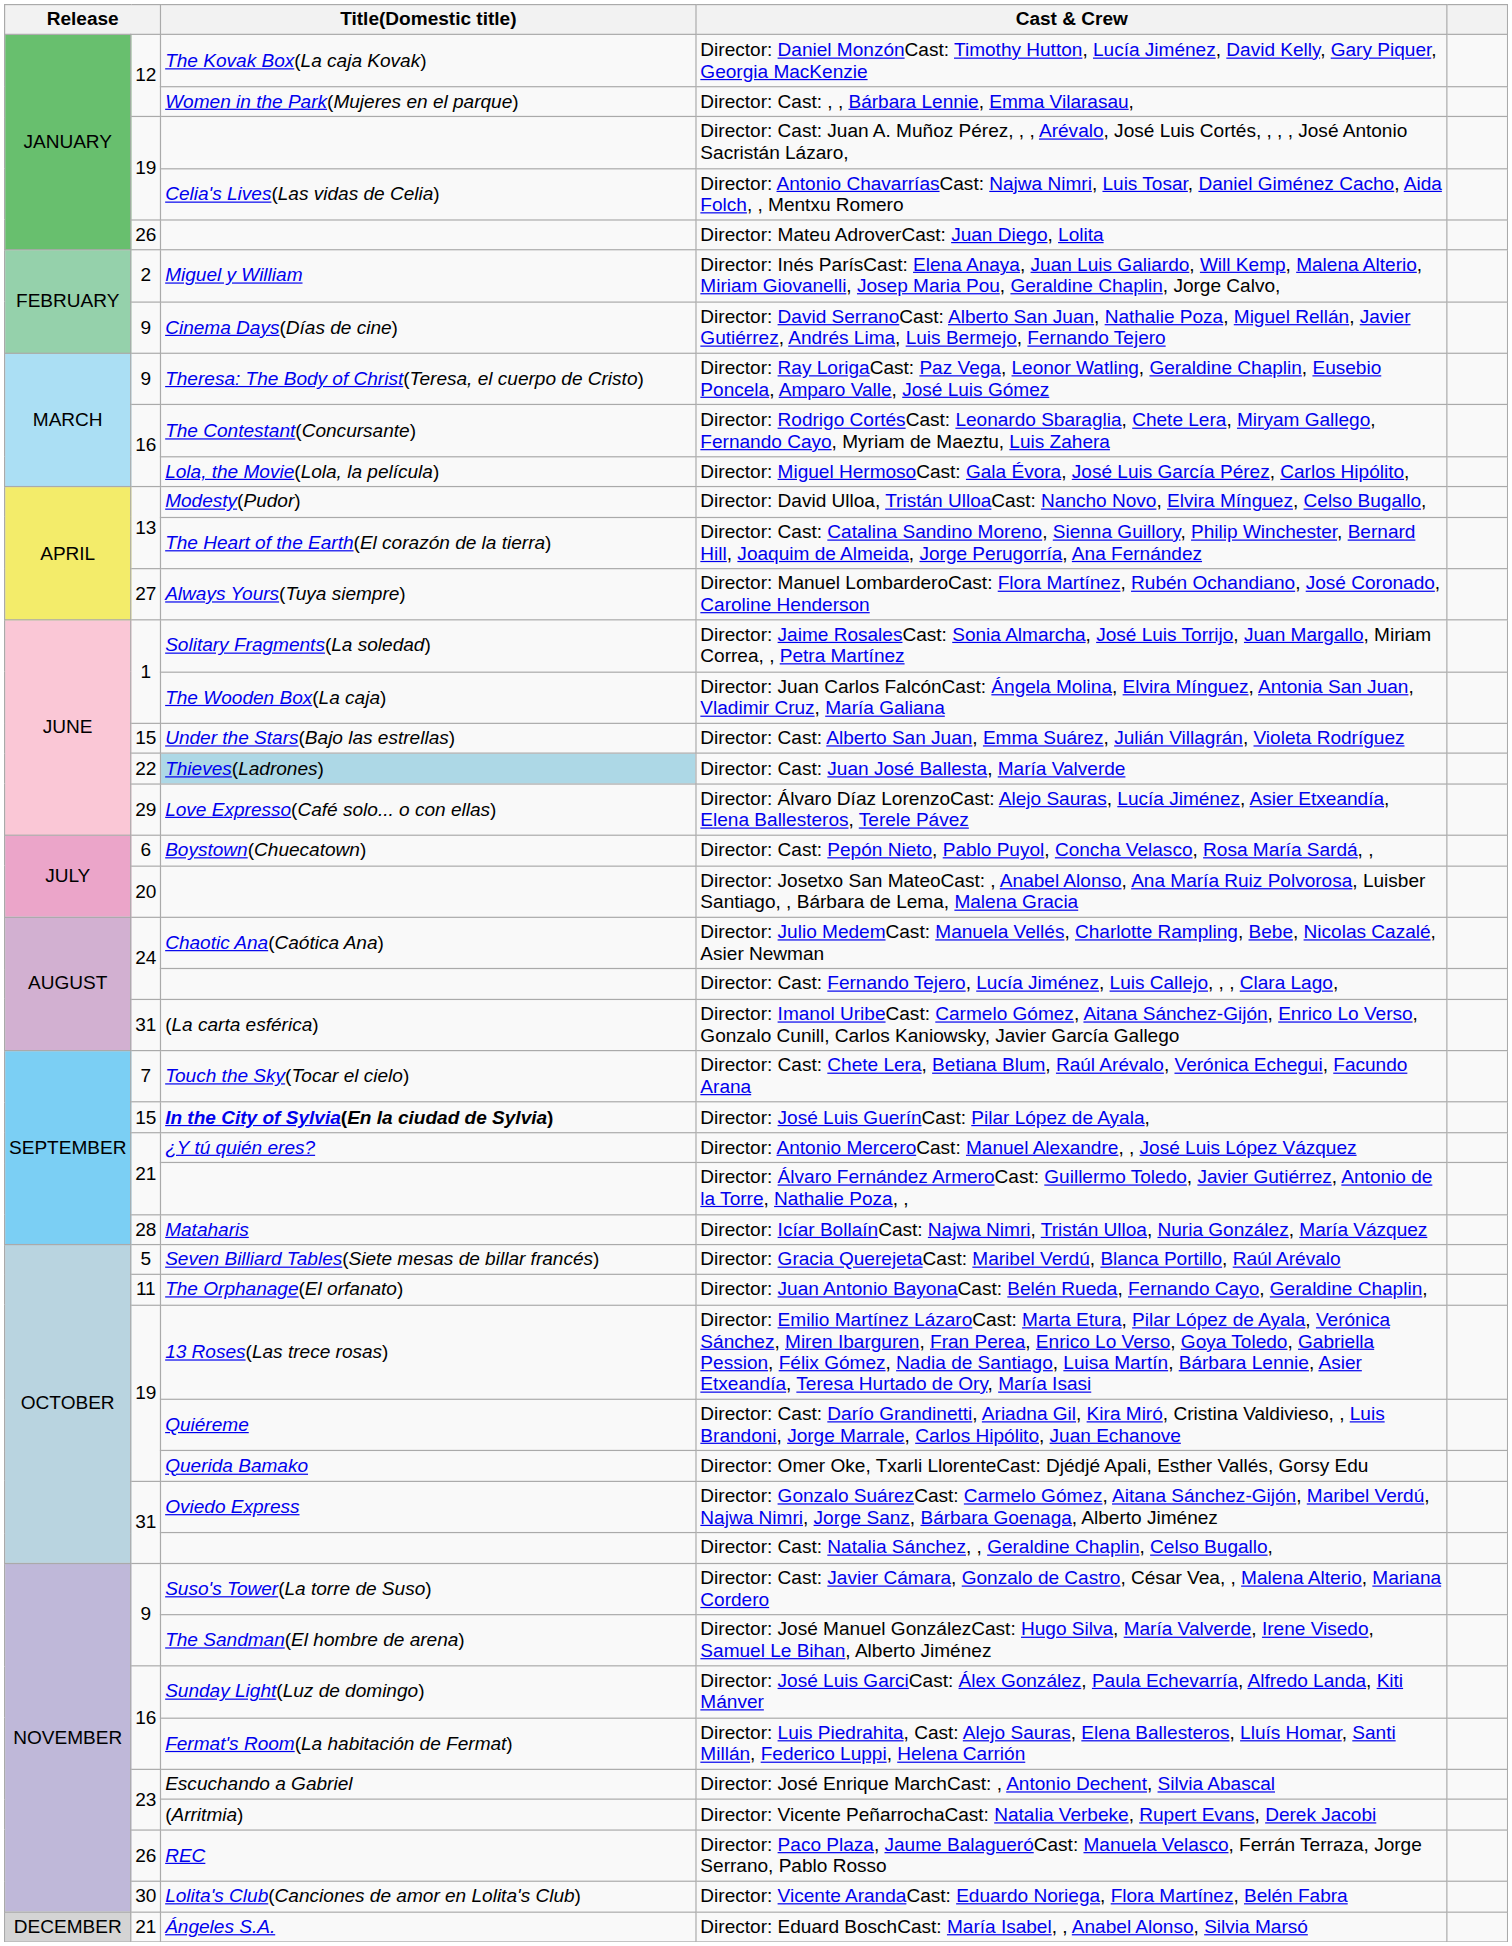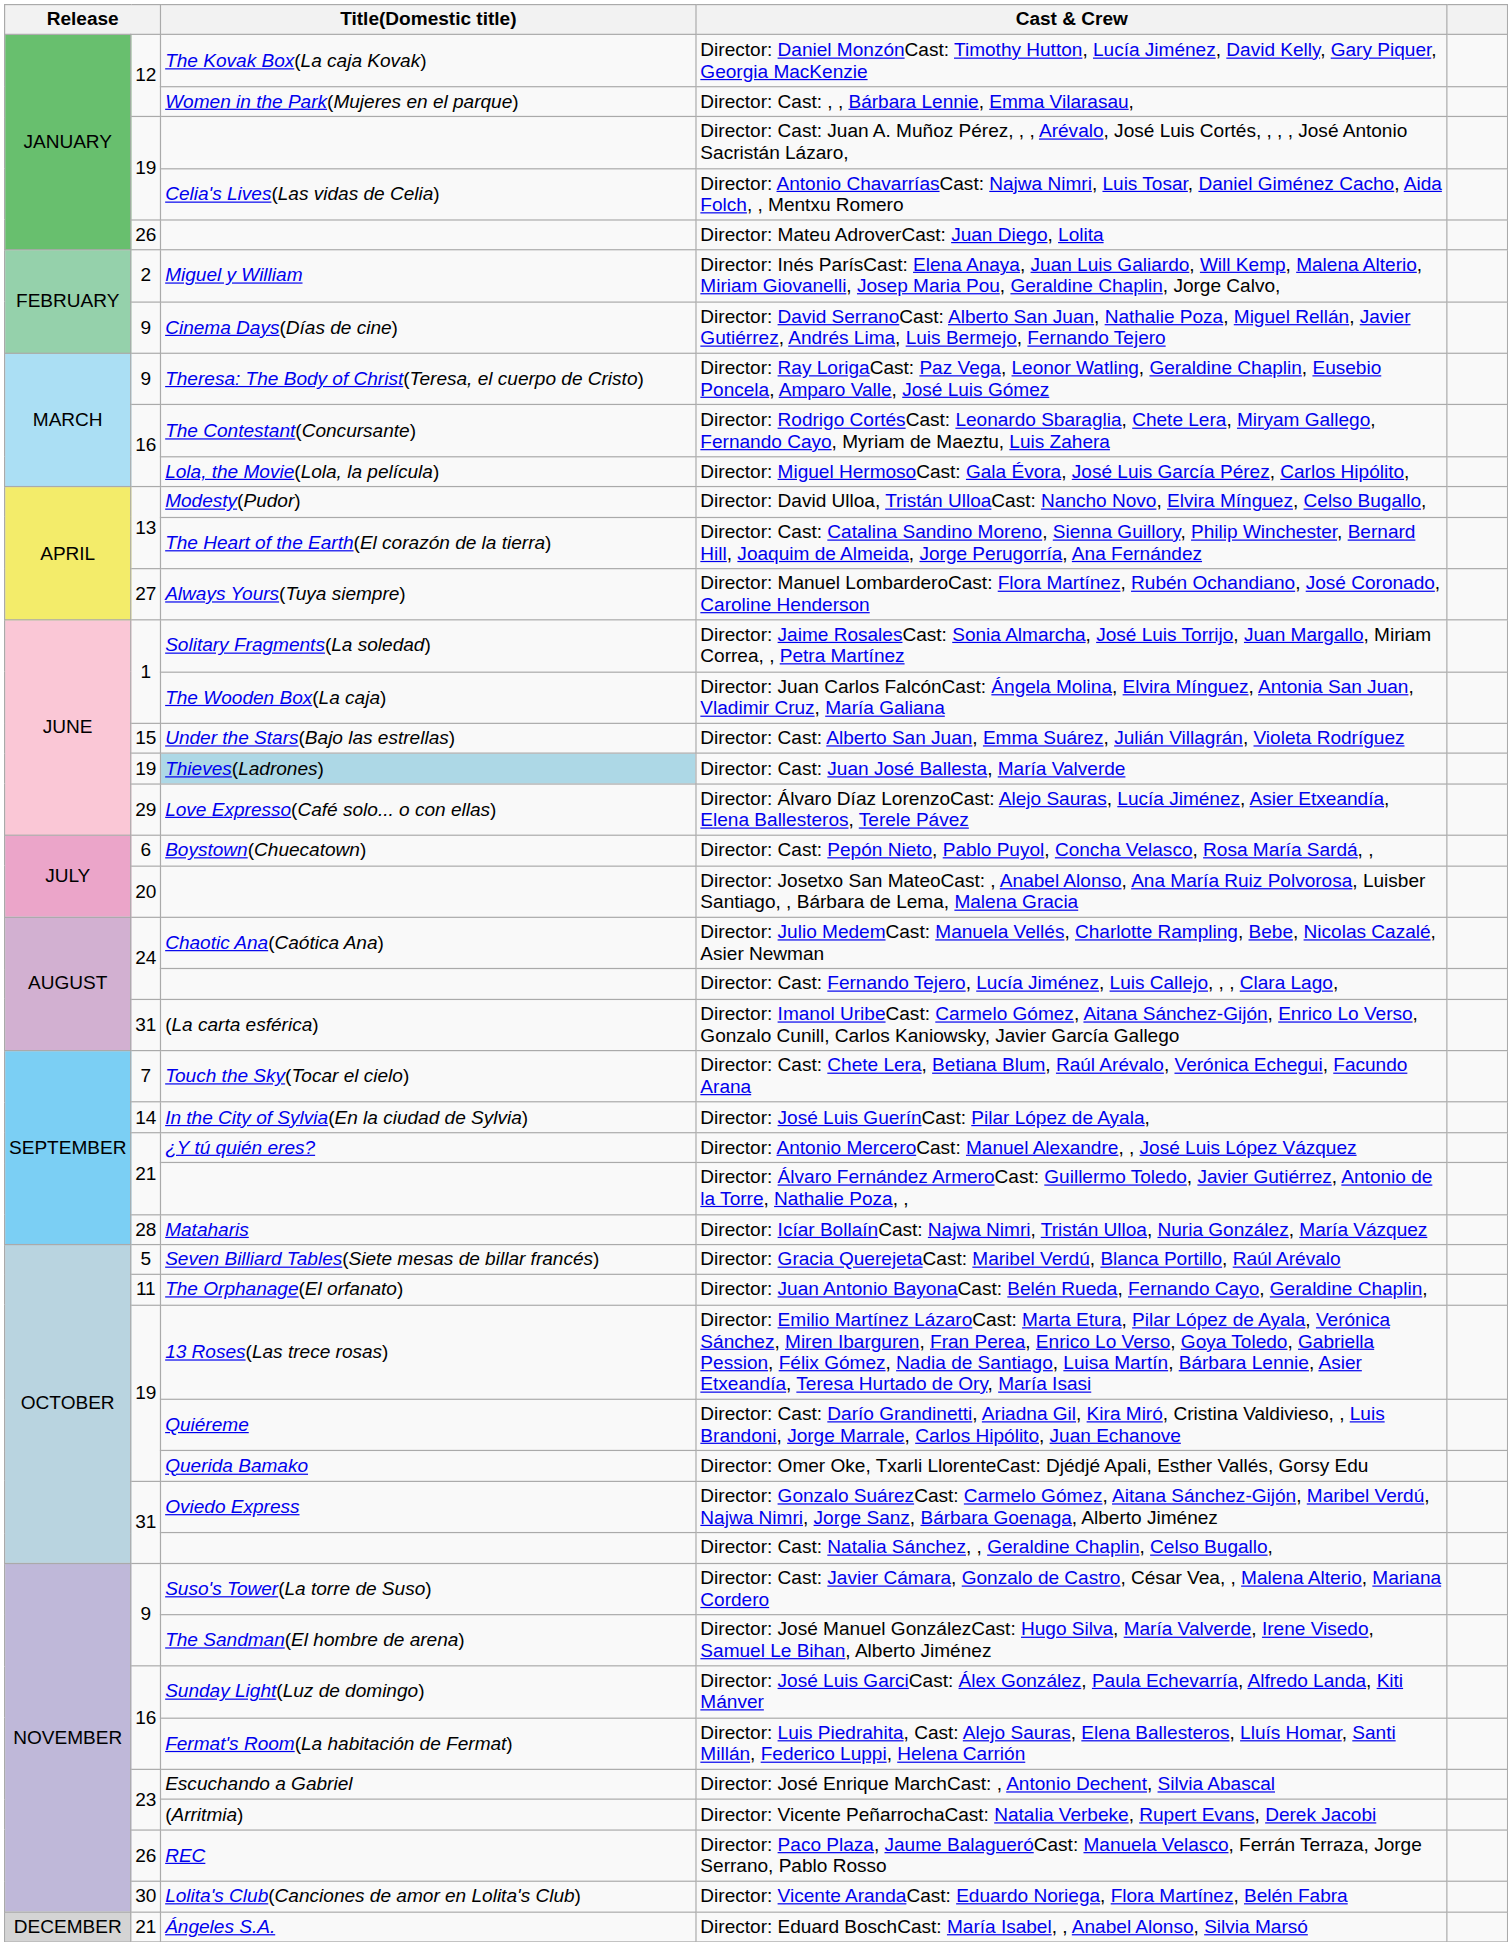(146, 768) 22 -> (146, 768) 19
(146, 1117) 15 -> (146, 1117) 14
(359, 1117) bold -> (347, 1117) normal
